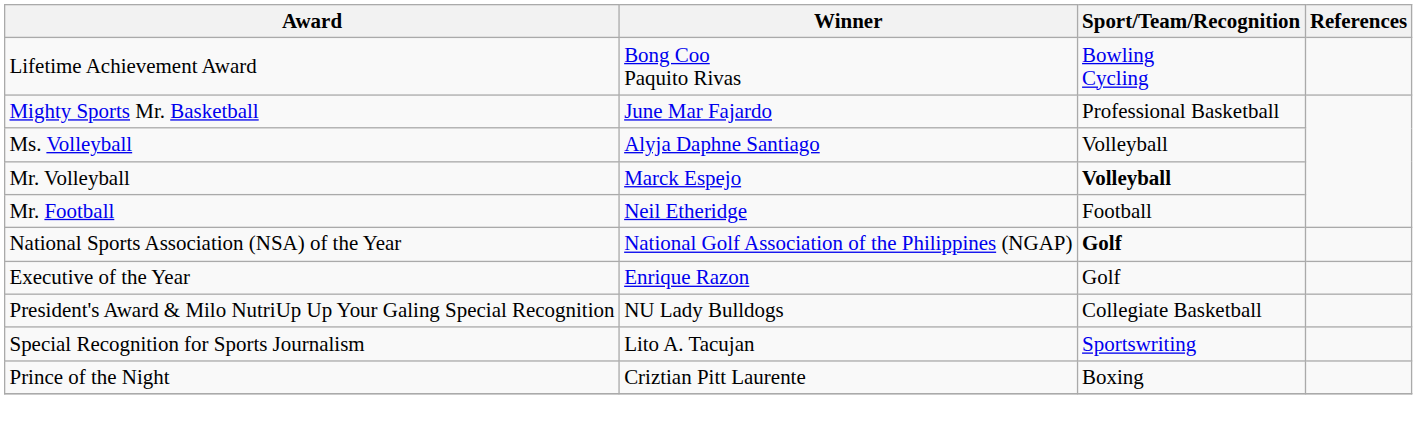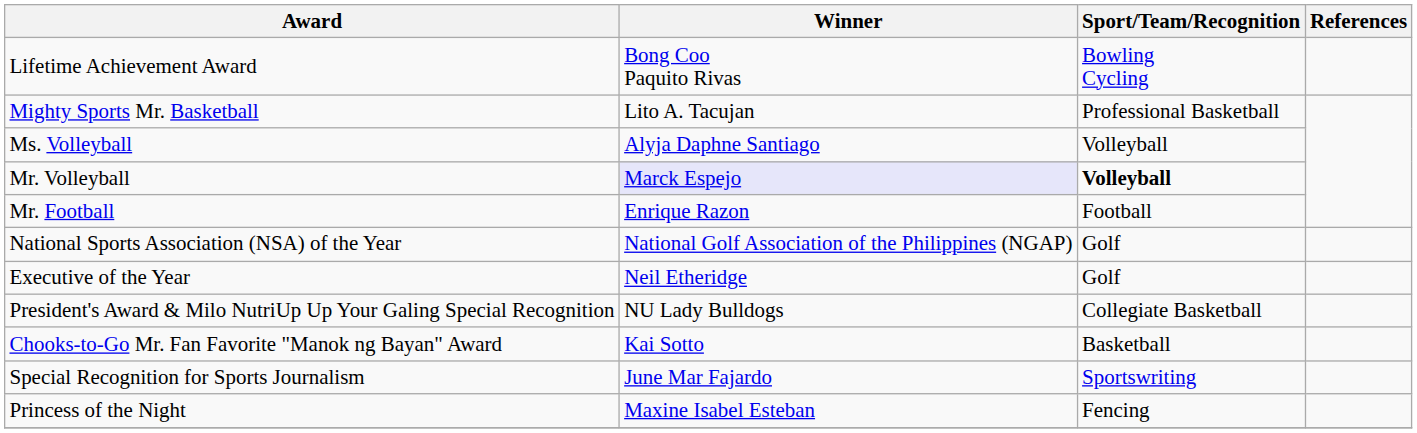(698, 111) June Mar Fajardo -> (689, 111) Lito A. Tacujan
(683, 177) no background -> (683, 177) lavender background
(686, 210) Neil Etheridge -> (687, 210) Enrique Razon
(1102, 244) bold -> (1101, 244) normal
(687, 277) Enrique Razon -> (686, 277) Neil Etheridge
+ row: (256, 343)
(689, 343) Lito A. Tacujan -> (698, 377) June Mar Fajardo
- row: (90, 377)
+ row: (98, 410)
